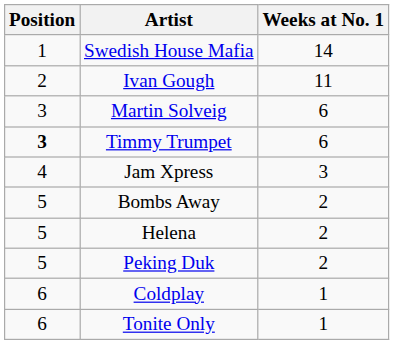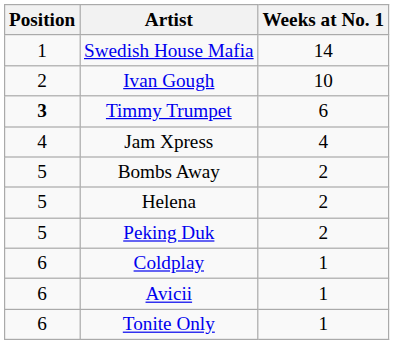(323, 80) 11 -> (323, 80) 10
- row: (169, 111)
(323, 171) 3 -> (323, 141) 4
+ row: (169, 293)
